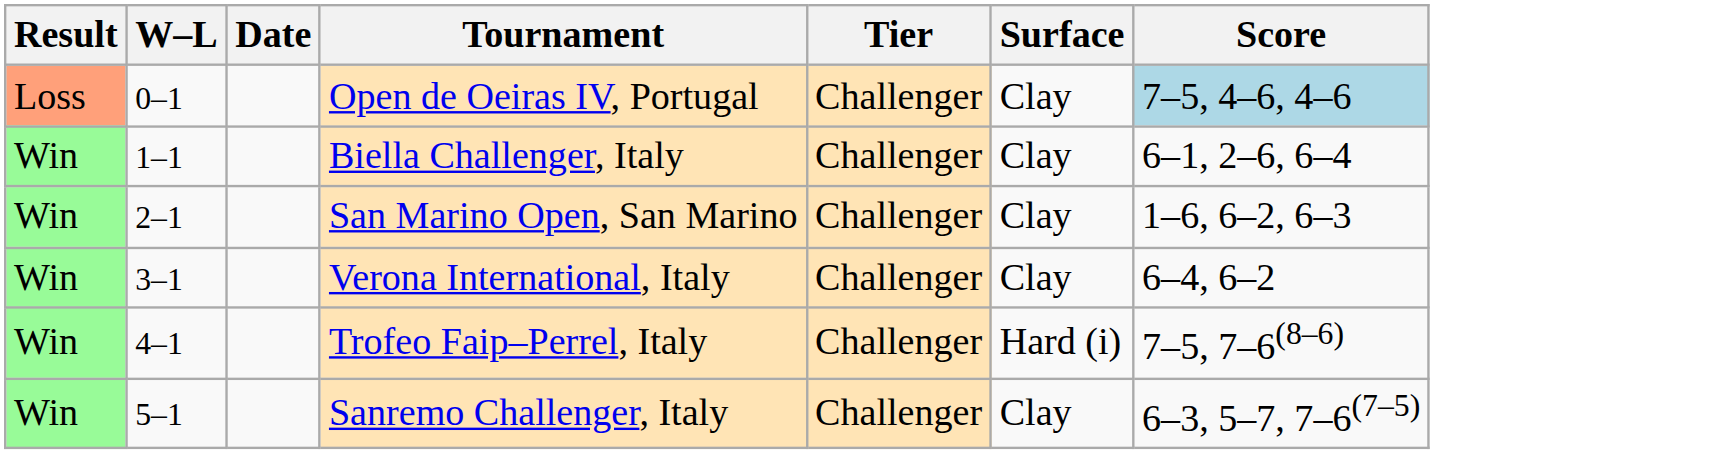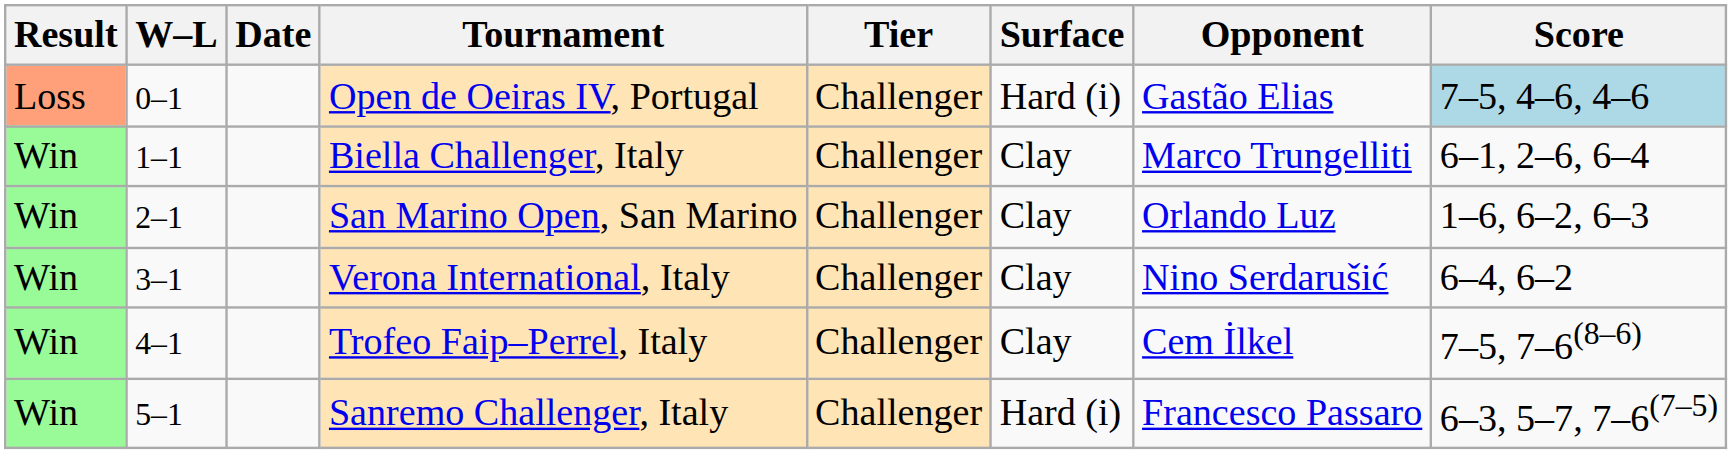+ column: (1282, 34)
(1036, 95) Clay -> (1060, 95) Hard (i)
(1060, 341) Hard (i) -> (1036, 341) Clay
(1036, 412) Clay -> (1060, 412) Hard (i)
